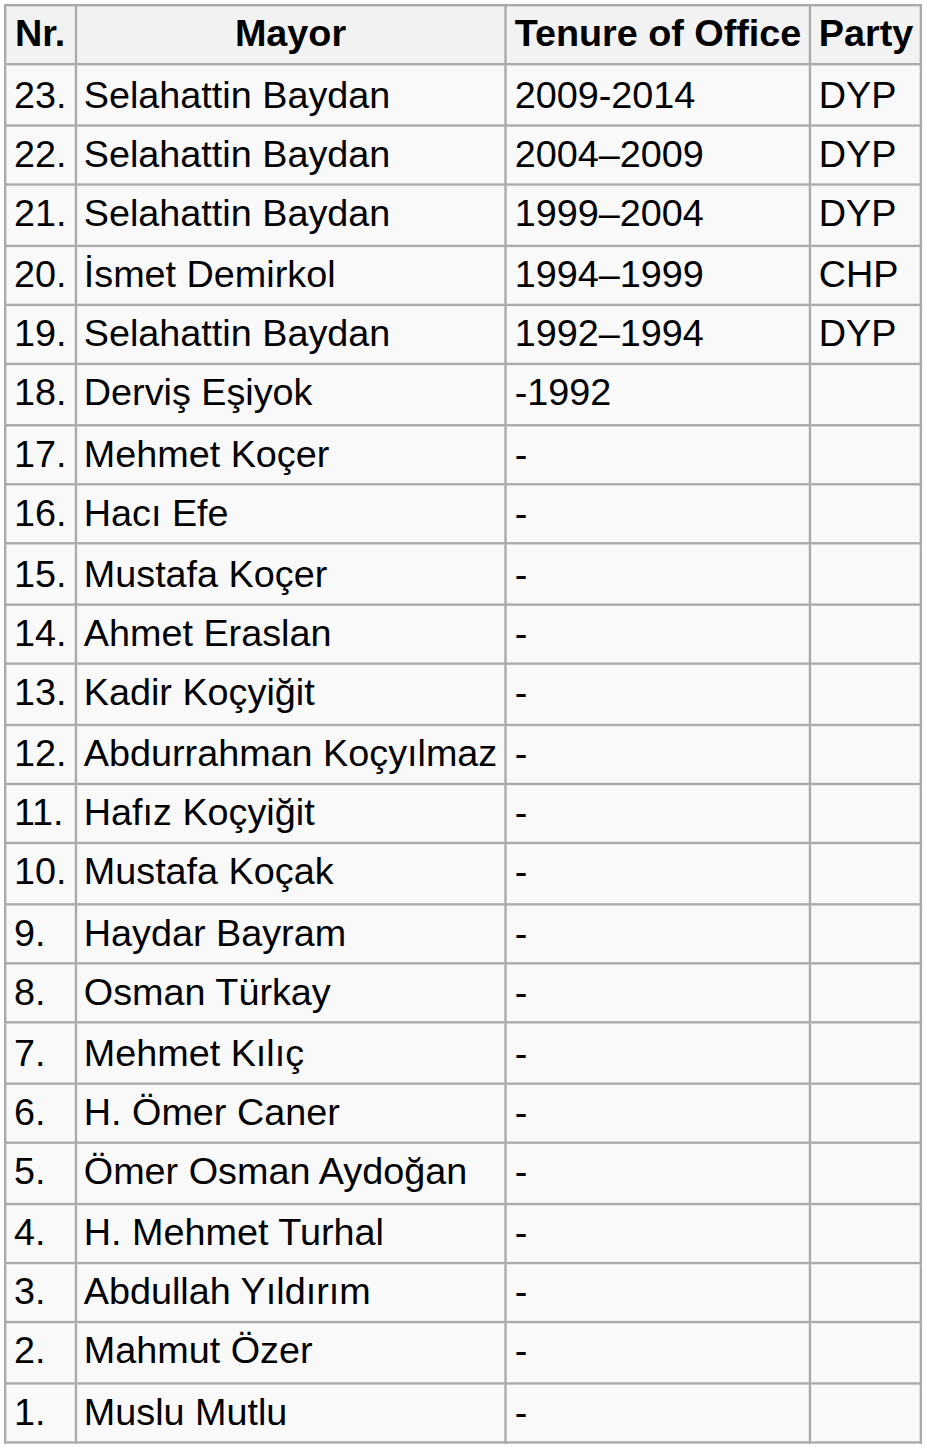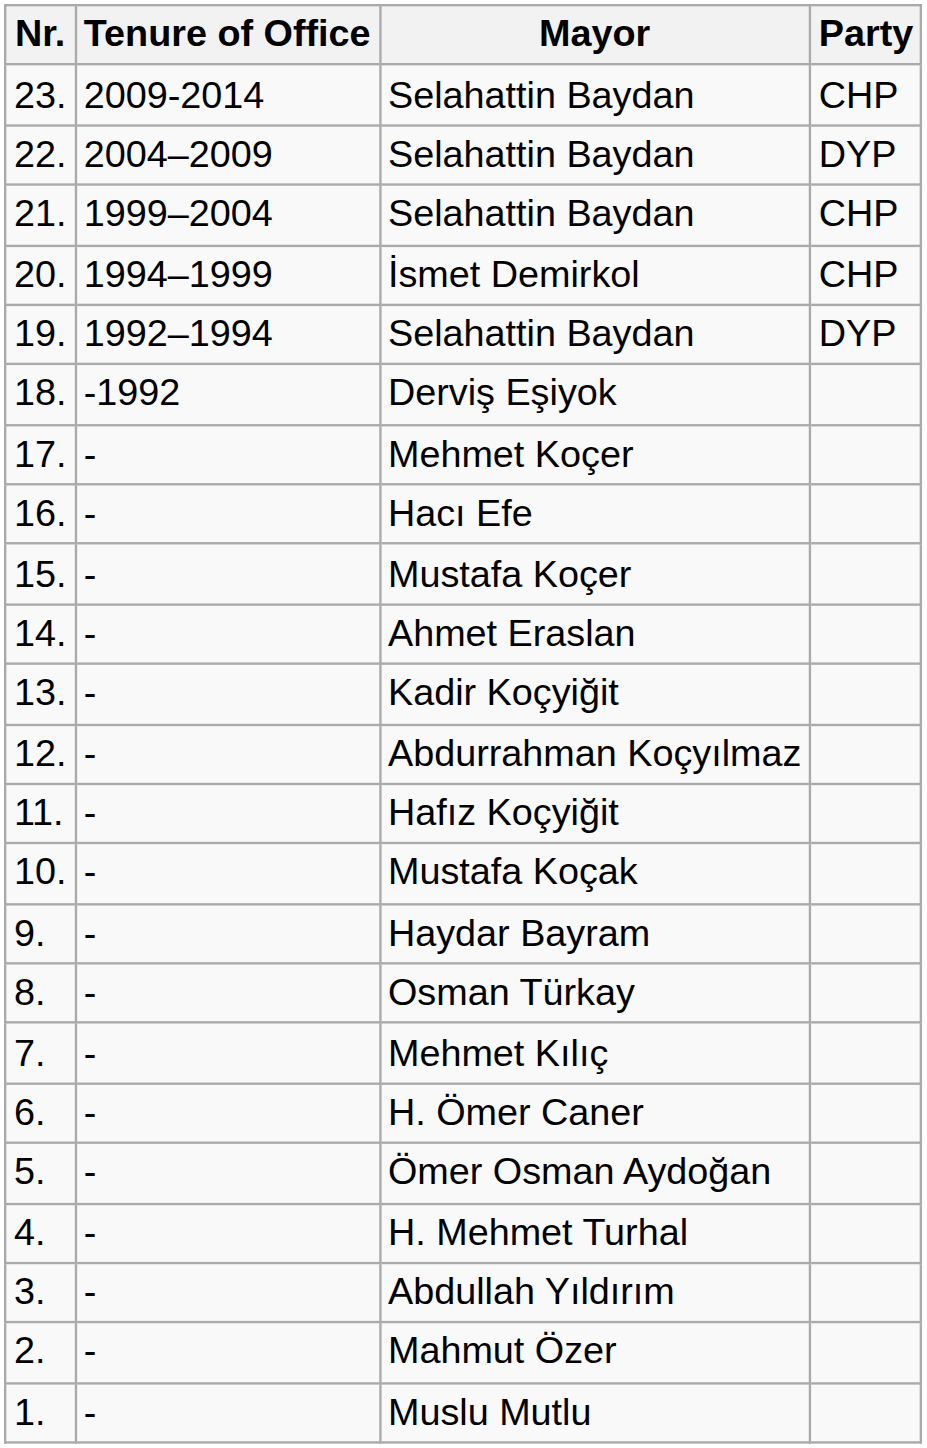columns swapped: (291, 34) <-> (658, 34)
(858, 94) DYP -> (859, 94) CHP
(858, 214) DYP -> (859, 214) CHP
